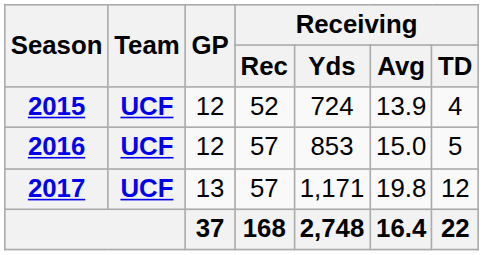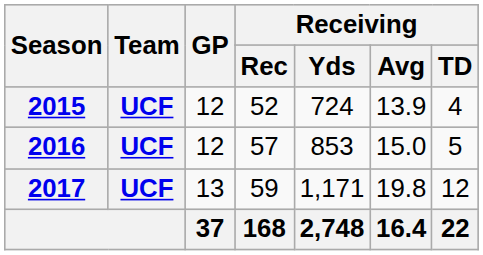(264, 188) 57 -> (264, 188) 59
